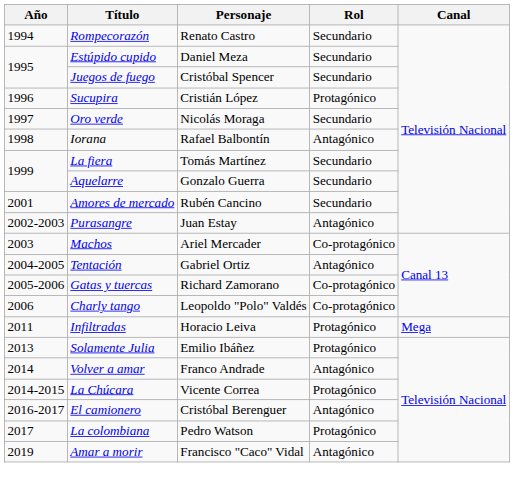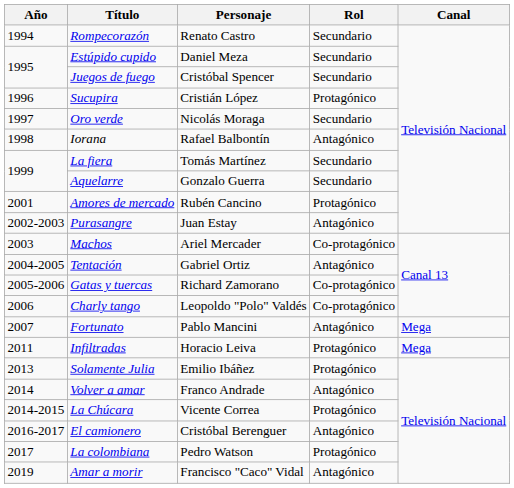(342, 202) Secundario -> (344, 202) Protagónico
+ row: (97, 327)
